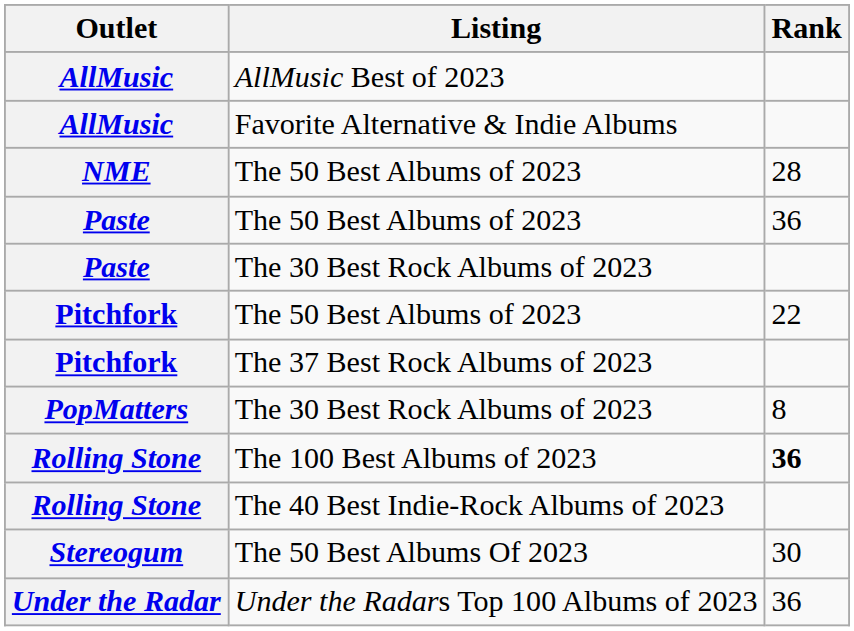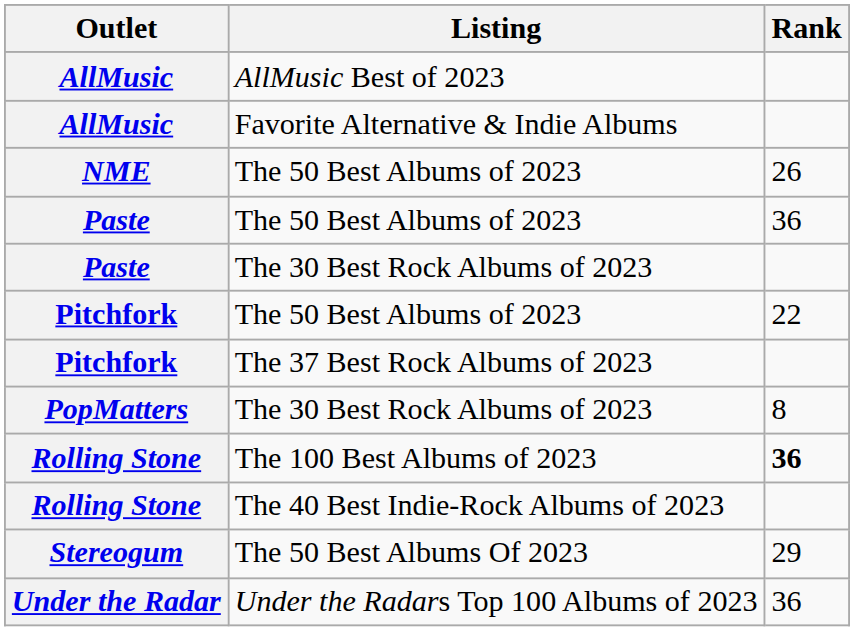(786, 171) 28 -> (786, 171) 26
(786, 553) 30 -> (786, 553) 29
